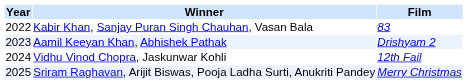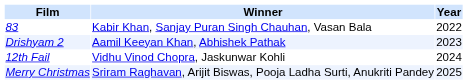columns swapped: (18, 12) <-> (420, 12)
